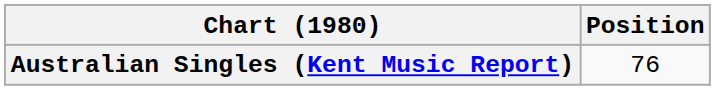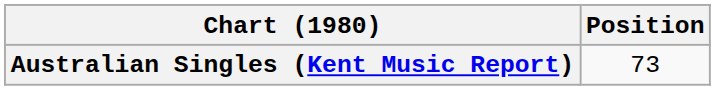(645, 65) 76 -> (645, 65) 73
